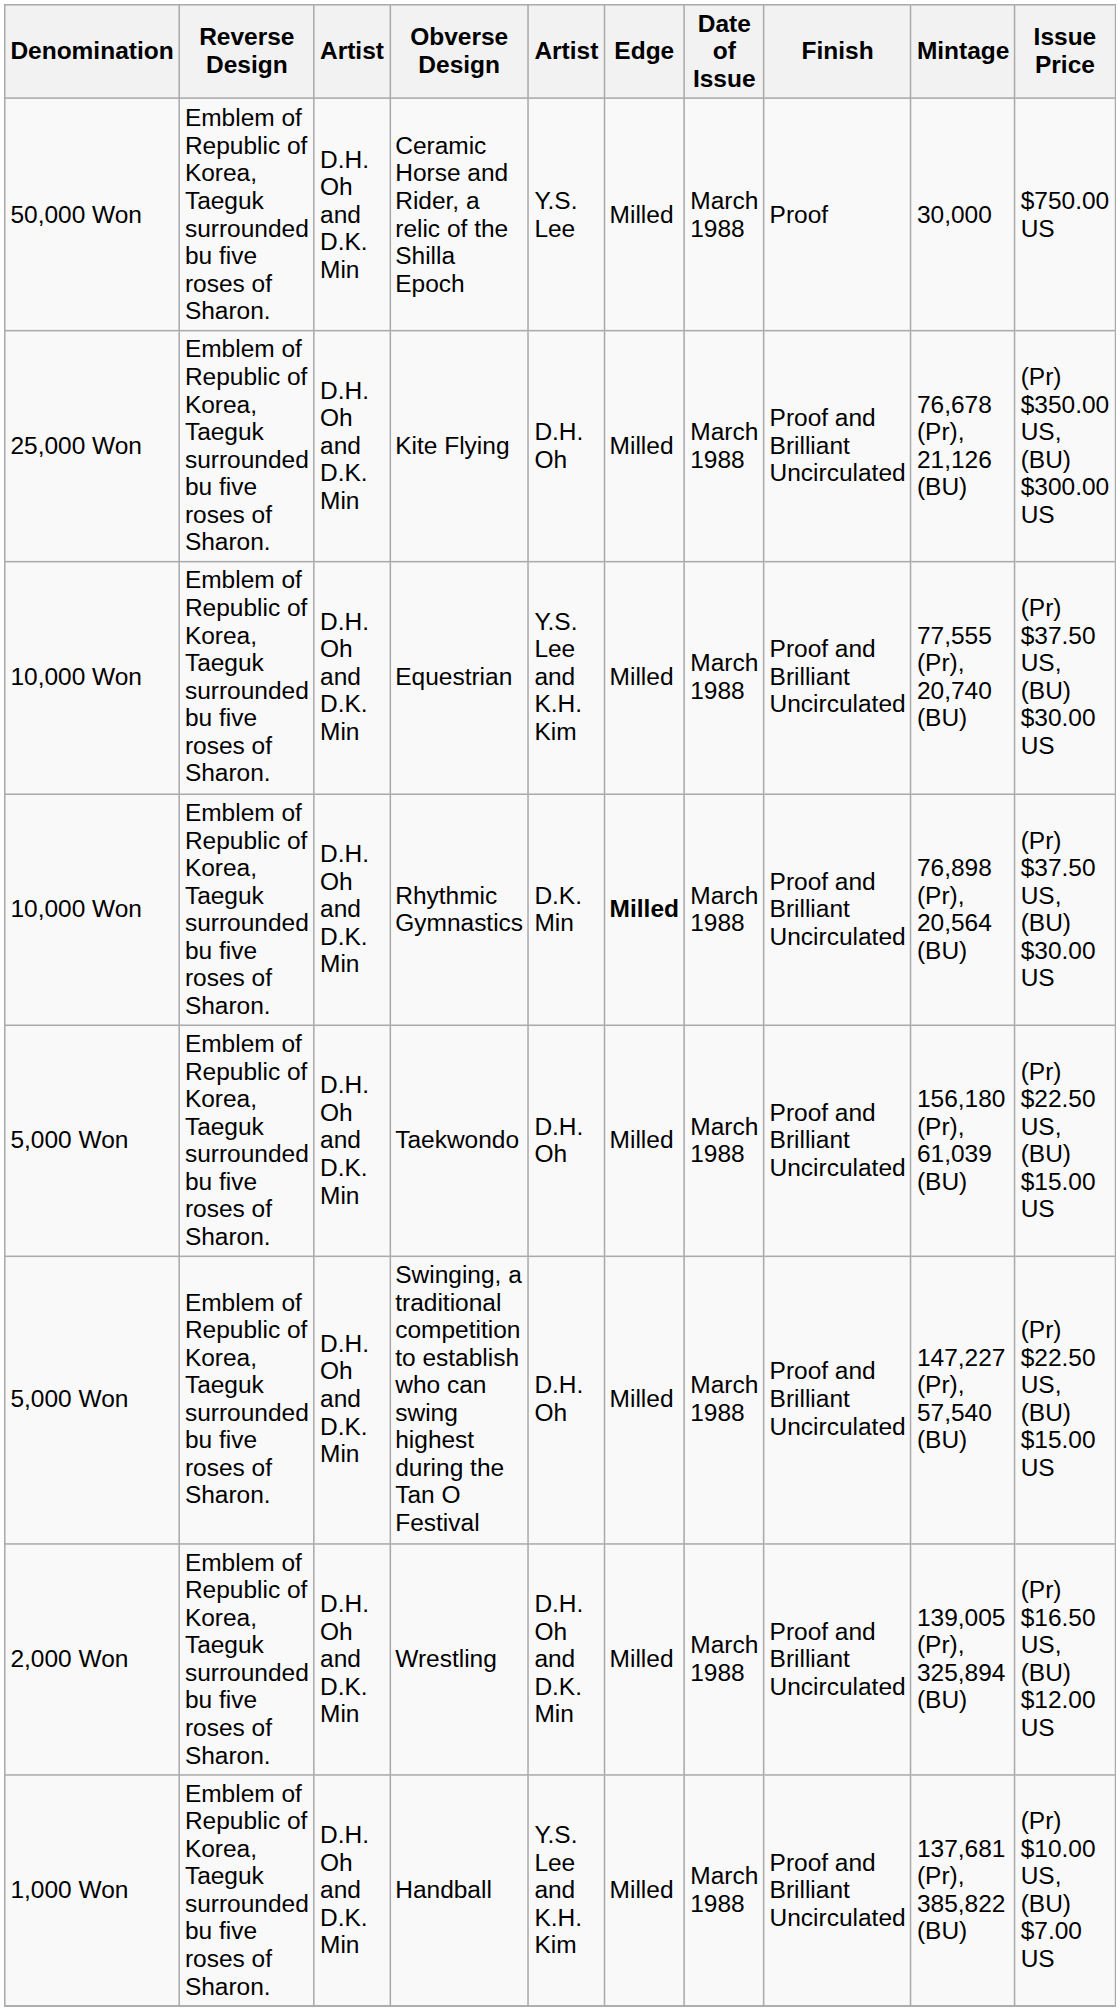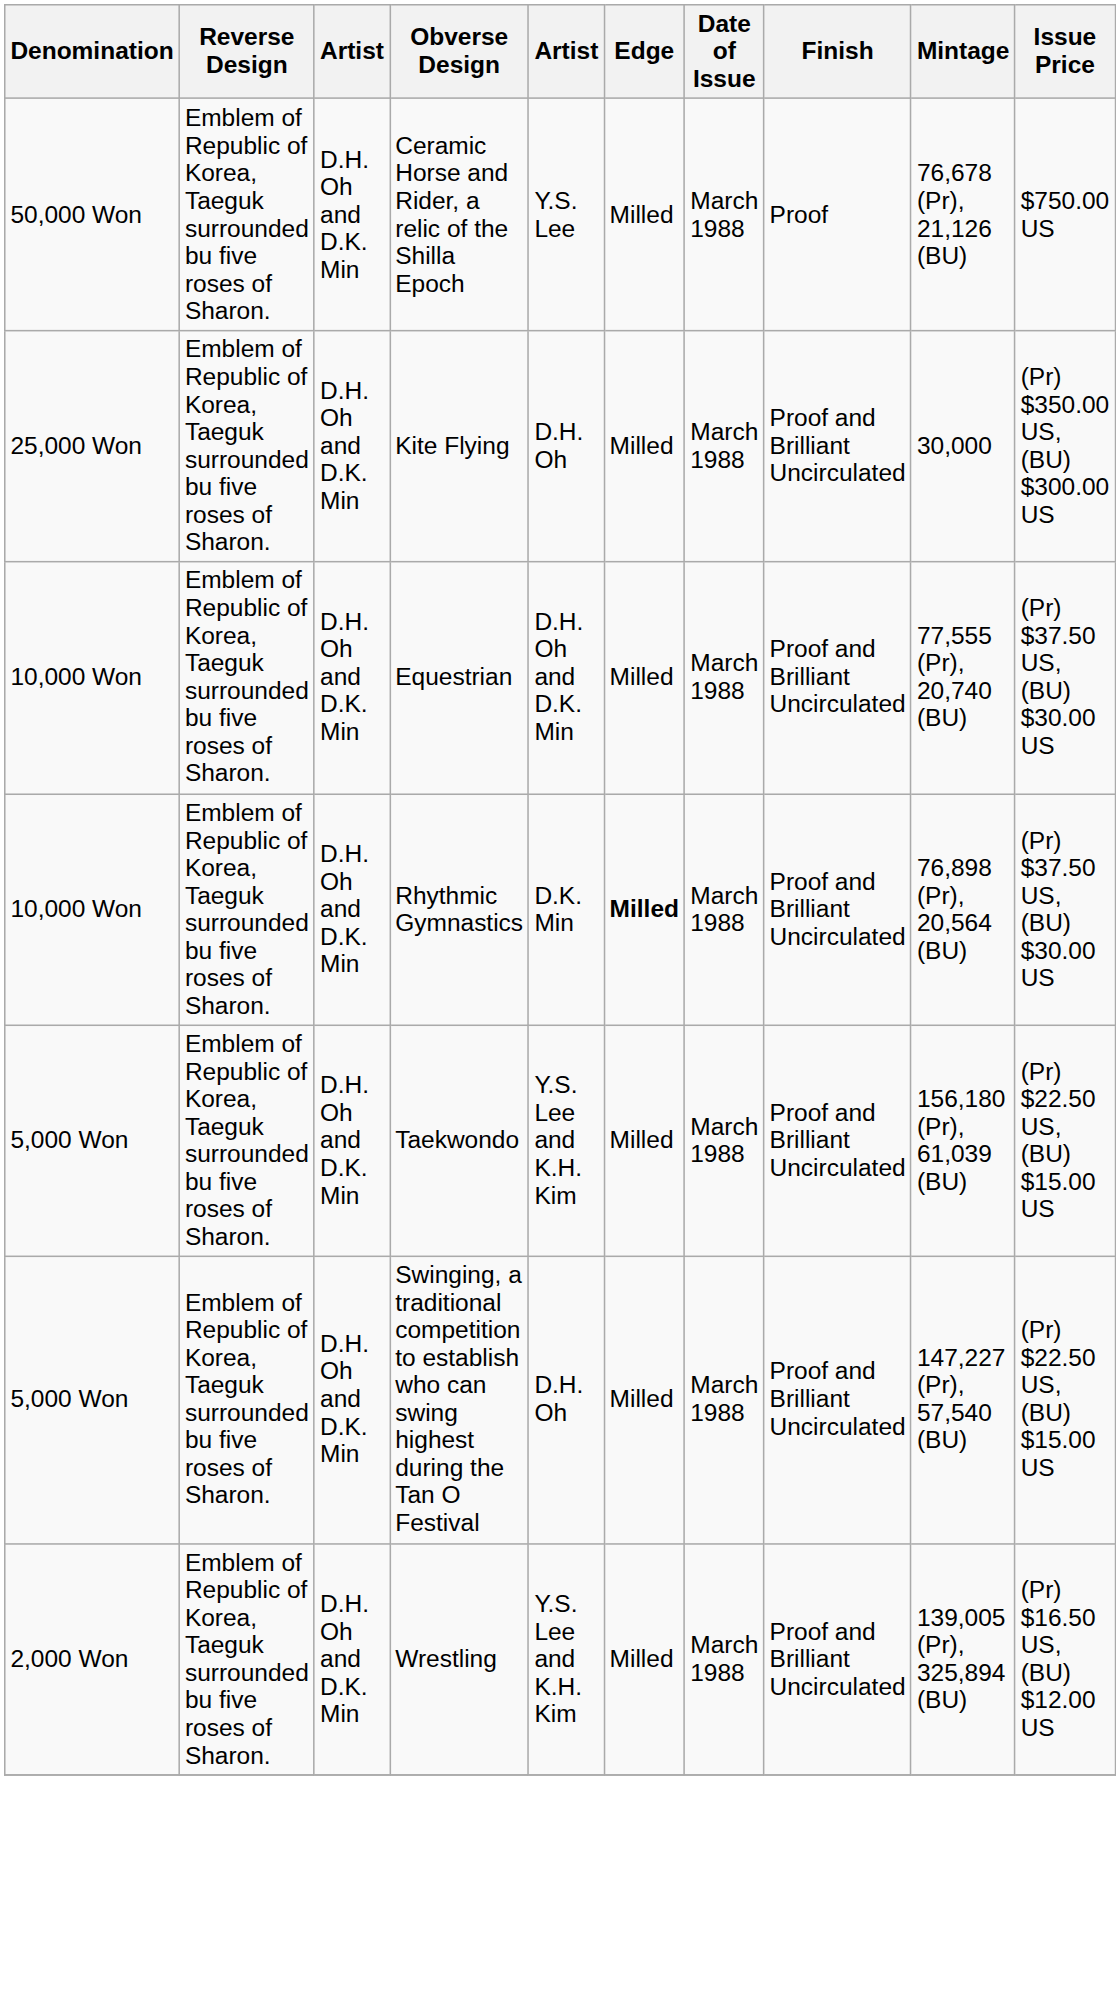(954, 214) 30,000 -> (954, 214) 76,678 (Pr), 21,126 (BU)
(954, 445) 76,678 (Pr), 21,126 (BU) -> (954, 445) 30,000
(558, 677) Y.S. Lee and K.H. Kim -> (559, 677) D.H. Oh and D.K. Min
(559, 1140) D.H. Oh -> (558, 1140) Y.S. Lee and K.H. Kim
(559, 1658) D.H. Oh and D.K. Min -> (558, 1658) Y.S. Lee and K.H. Kim
- row: (444, 1890)
